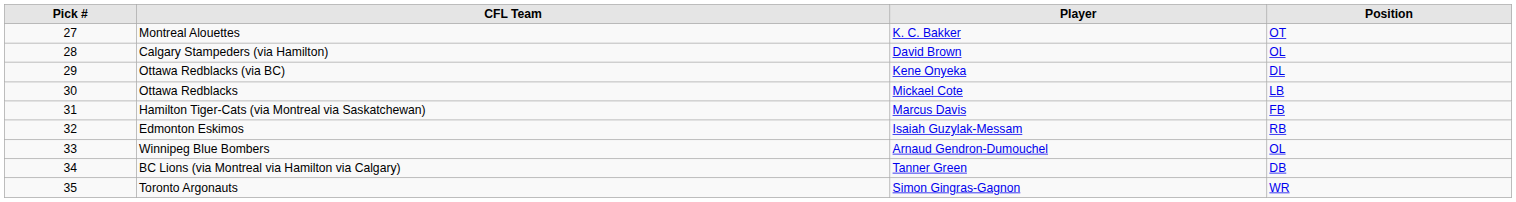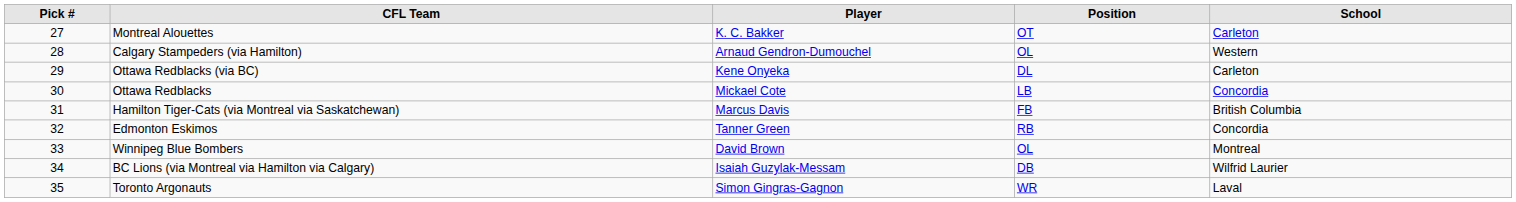+ column: (1361, 14)
(927, 52) David Brown -> (793, 52) Arnaud Gendron-Dumouchel
(957, 129) Isaiah Guzylak-Messam -> (753, 129) Tanner Green
(970, 149) Arnaud Gendron-Dumouchel -> (750, 149) David Brown
(930, 168) Tanner Green -> (780, 168) Isaiah Guzylak-Messam
